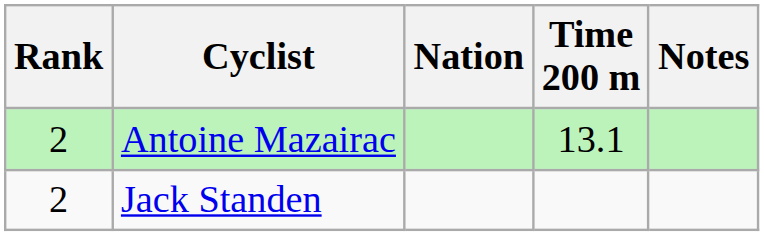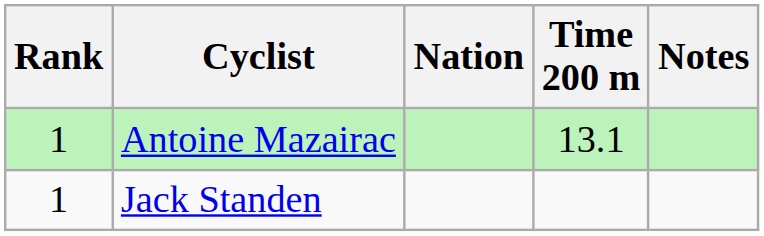(59, 138) 2 -> (59, 138) 1
(59, 199) 2 -> (59, 199) 1
